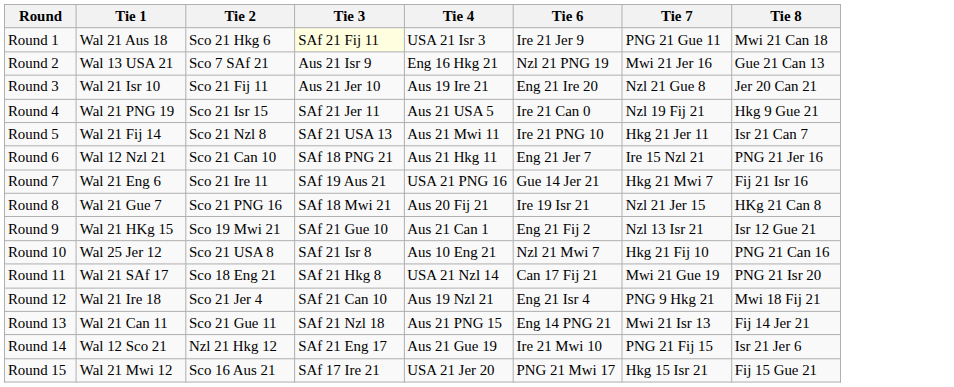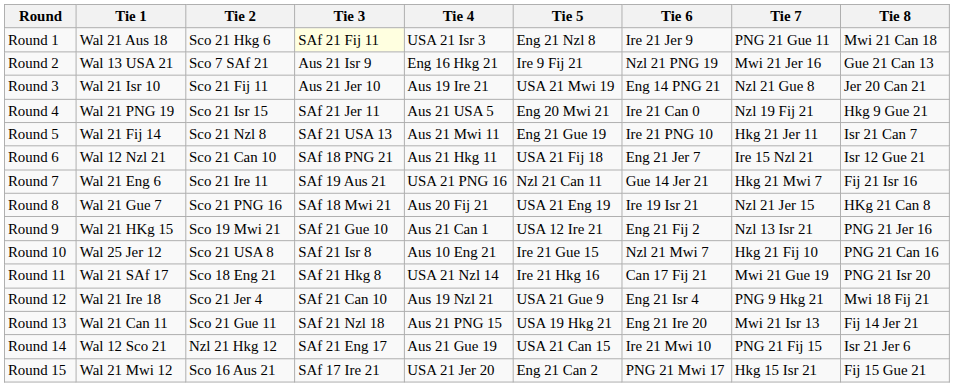+ column: (568, 16)
(557, 87) Eng 21 Ire 20 -> (673, 87) Eng 14 PNG 21
(779, 157) PNG 21 Jer 16 -> (885, 157) Isr 12 Gue 21
(776, 228) Isr 12 Gue 21 -> (888, 228) PNG 21 Jer 16
(564, 323) Eng 14 PNG 21 -> (666, 323) Eng 21 Ire 20
